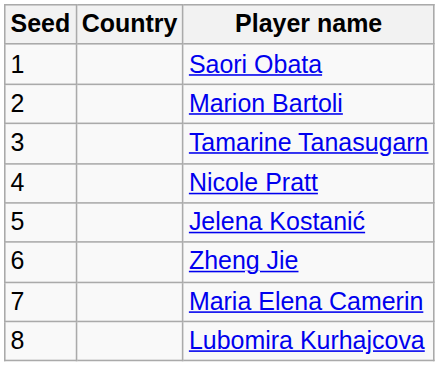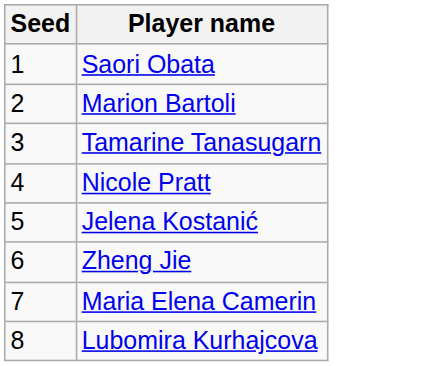- column: (130, 24)
